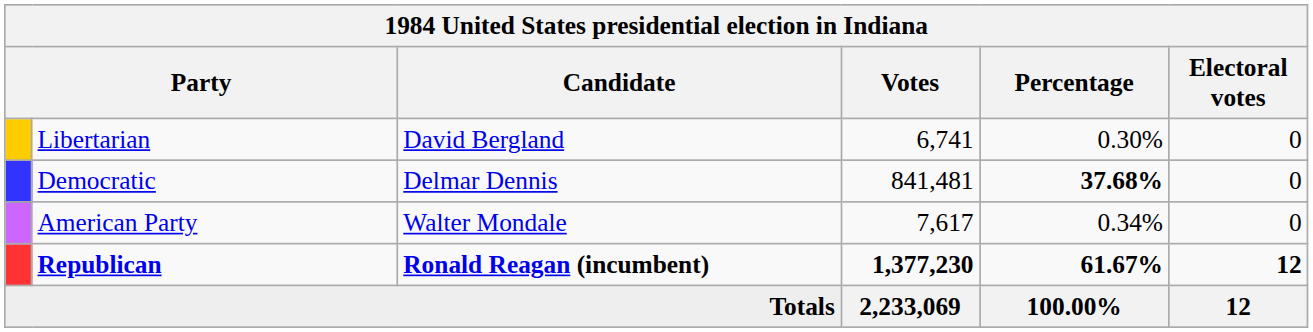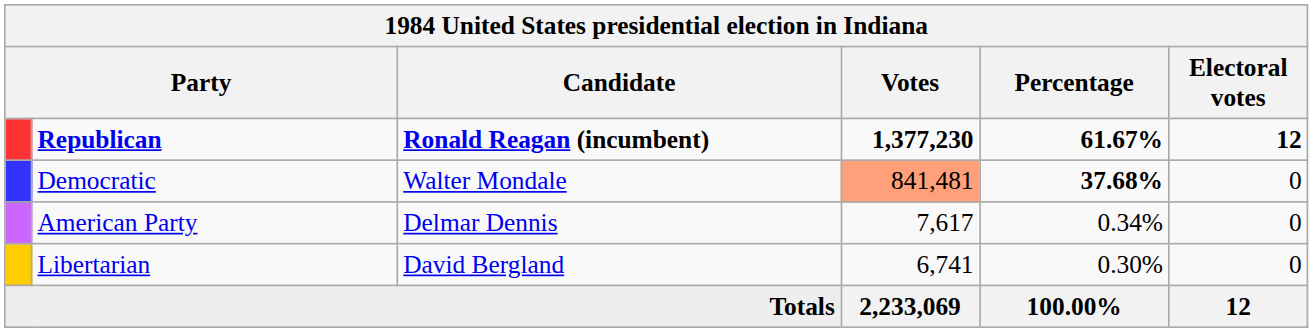rows swapped: (100, 264) <-> (94, 139)
(480, 181) Delmar Dennis -> (485, 181) Walter Mondale
(932, 181) no background -> (932, 181) lightsalmon background
(485, 223) Walter Mondale -> (480, 223) Delmar Dennis
